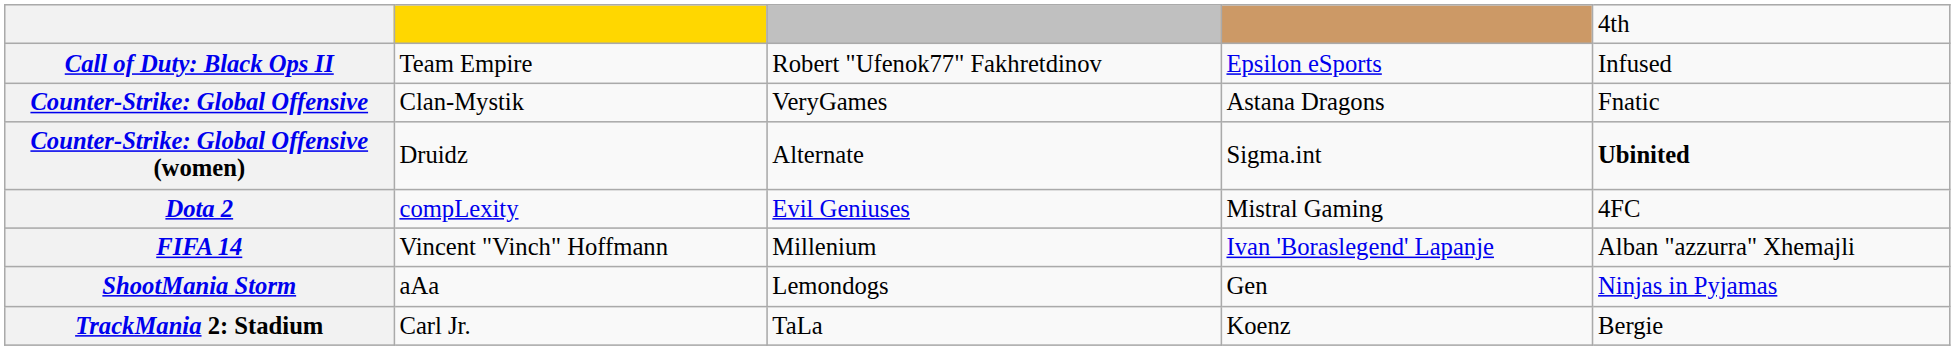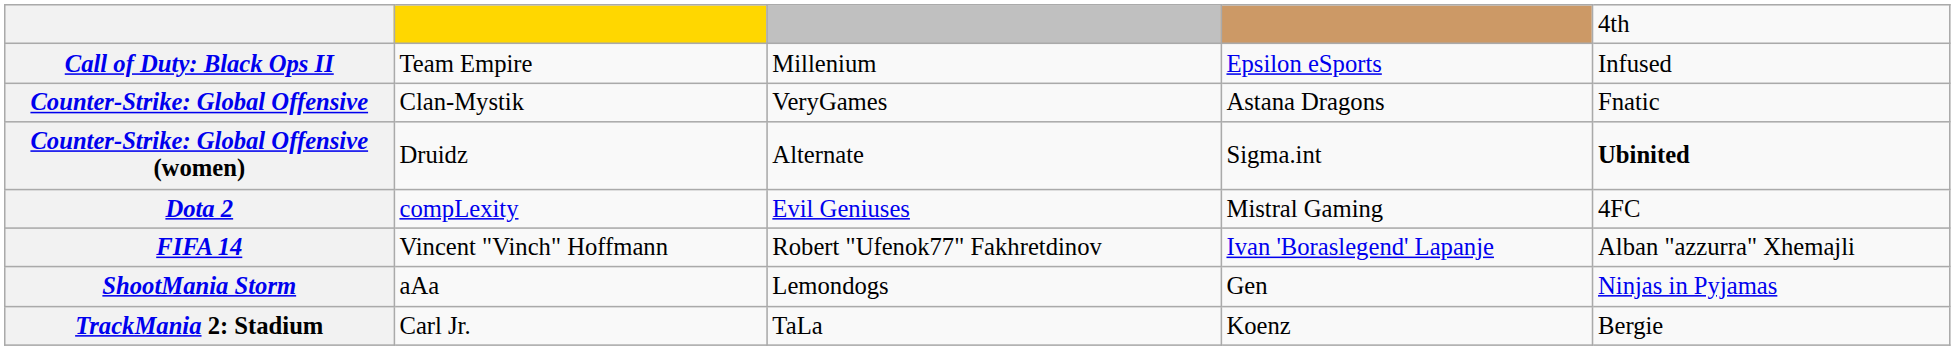(937, 63) Robert "Ufenok77" Fakhretdinov -> (824, 63) Millenium
(824, 247) Millenium -> (937, 247) Robert "Ufenok77" Fakhretdinov
